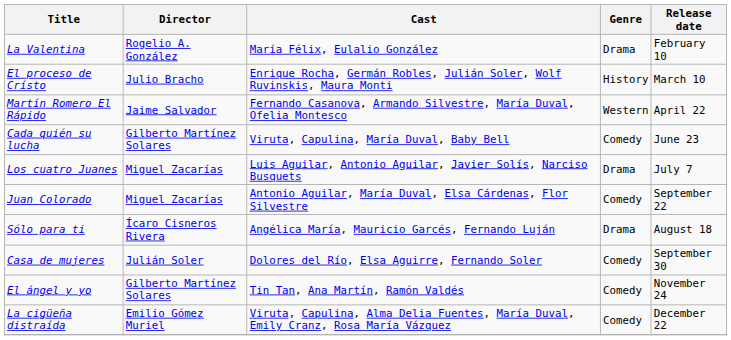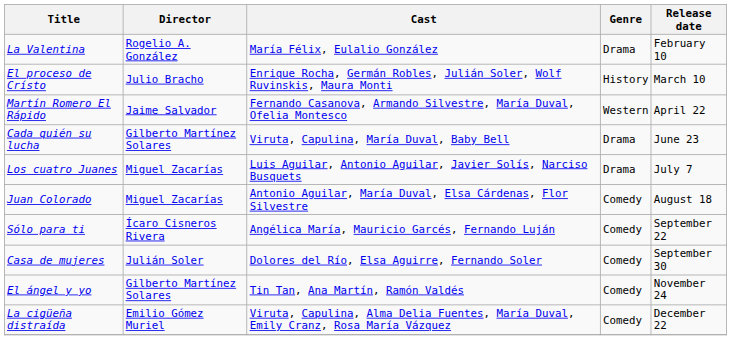(623, 140) Comedy -> (619, 140) Drama
(683, 200) September 22 -> (683, 200) August 18
(619, 230) Drama -> (623, 230) Comedy
(683, 230) August 18 -> (683, 230) September 22
